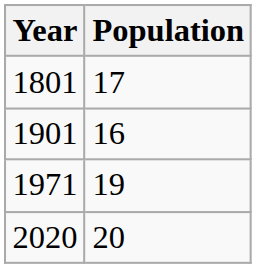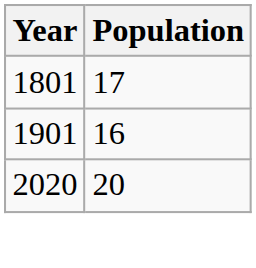- row: (45, 184)
